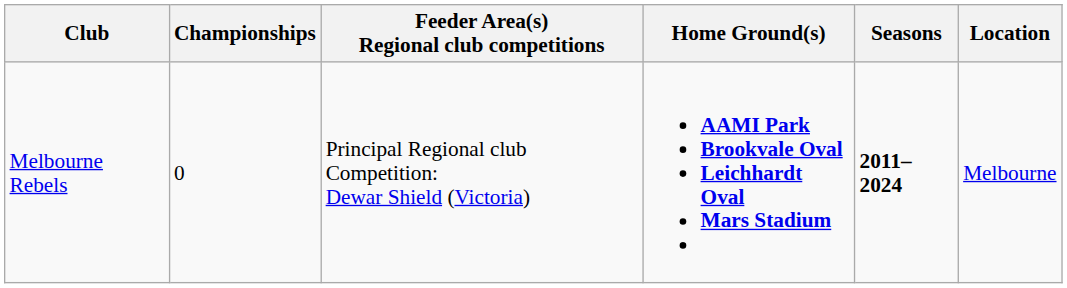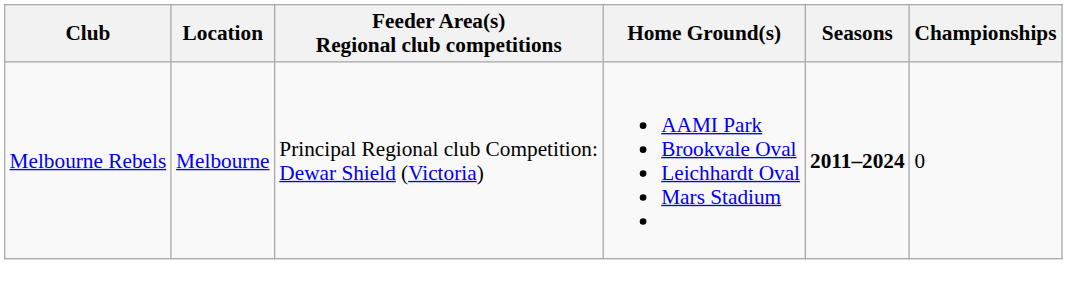columns swapped: (1010, 33) <-> (245, 33)
(749, 184) bold -> (704, 172) normal
